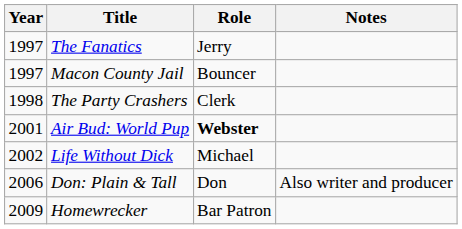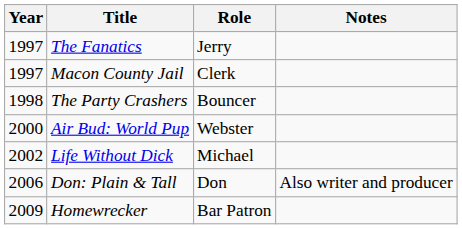(226, 73) Bouncer -> (216, 73) Clerk
(216, 100) Clerk -> (226, 100) Bouncer
(26, 127) 2001 -> (26, 127) 2000
(228, 127) bold -> (225, 127) normal
